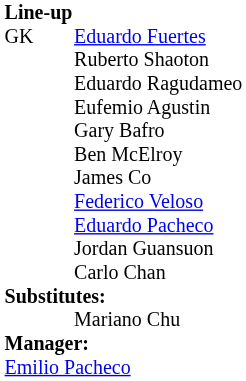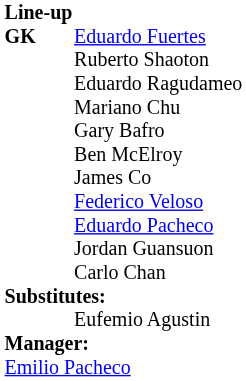(19, 36) normal -> (20, 36) bold
rows swapped: (142, 107) <-> (127, 319)
